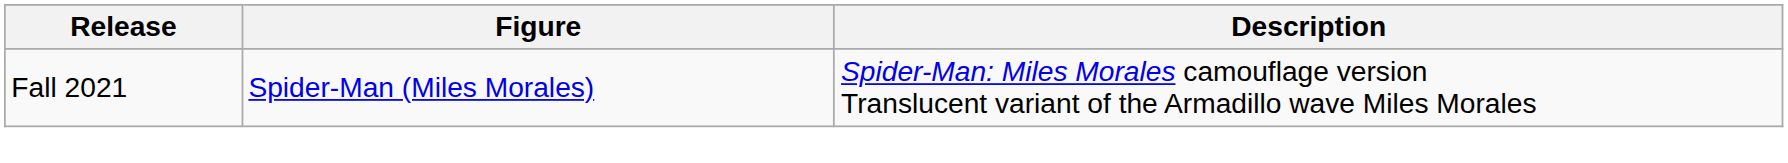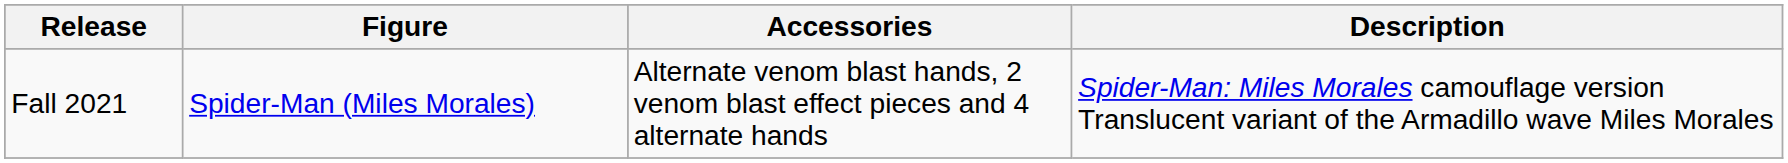+ column: (849, 26)
